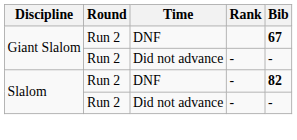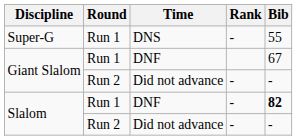+ row: (31, 37)
(104, 37) Run 2 -> (104, 59) Run 1
(275, 37) bold -> (275, 59) normal
(104, 80) Run 2 -> (104, 102) Run 1
